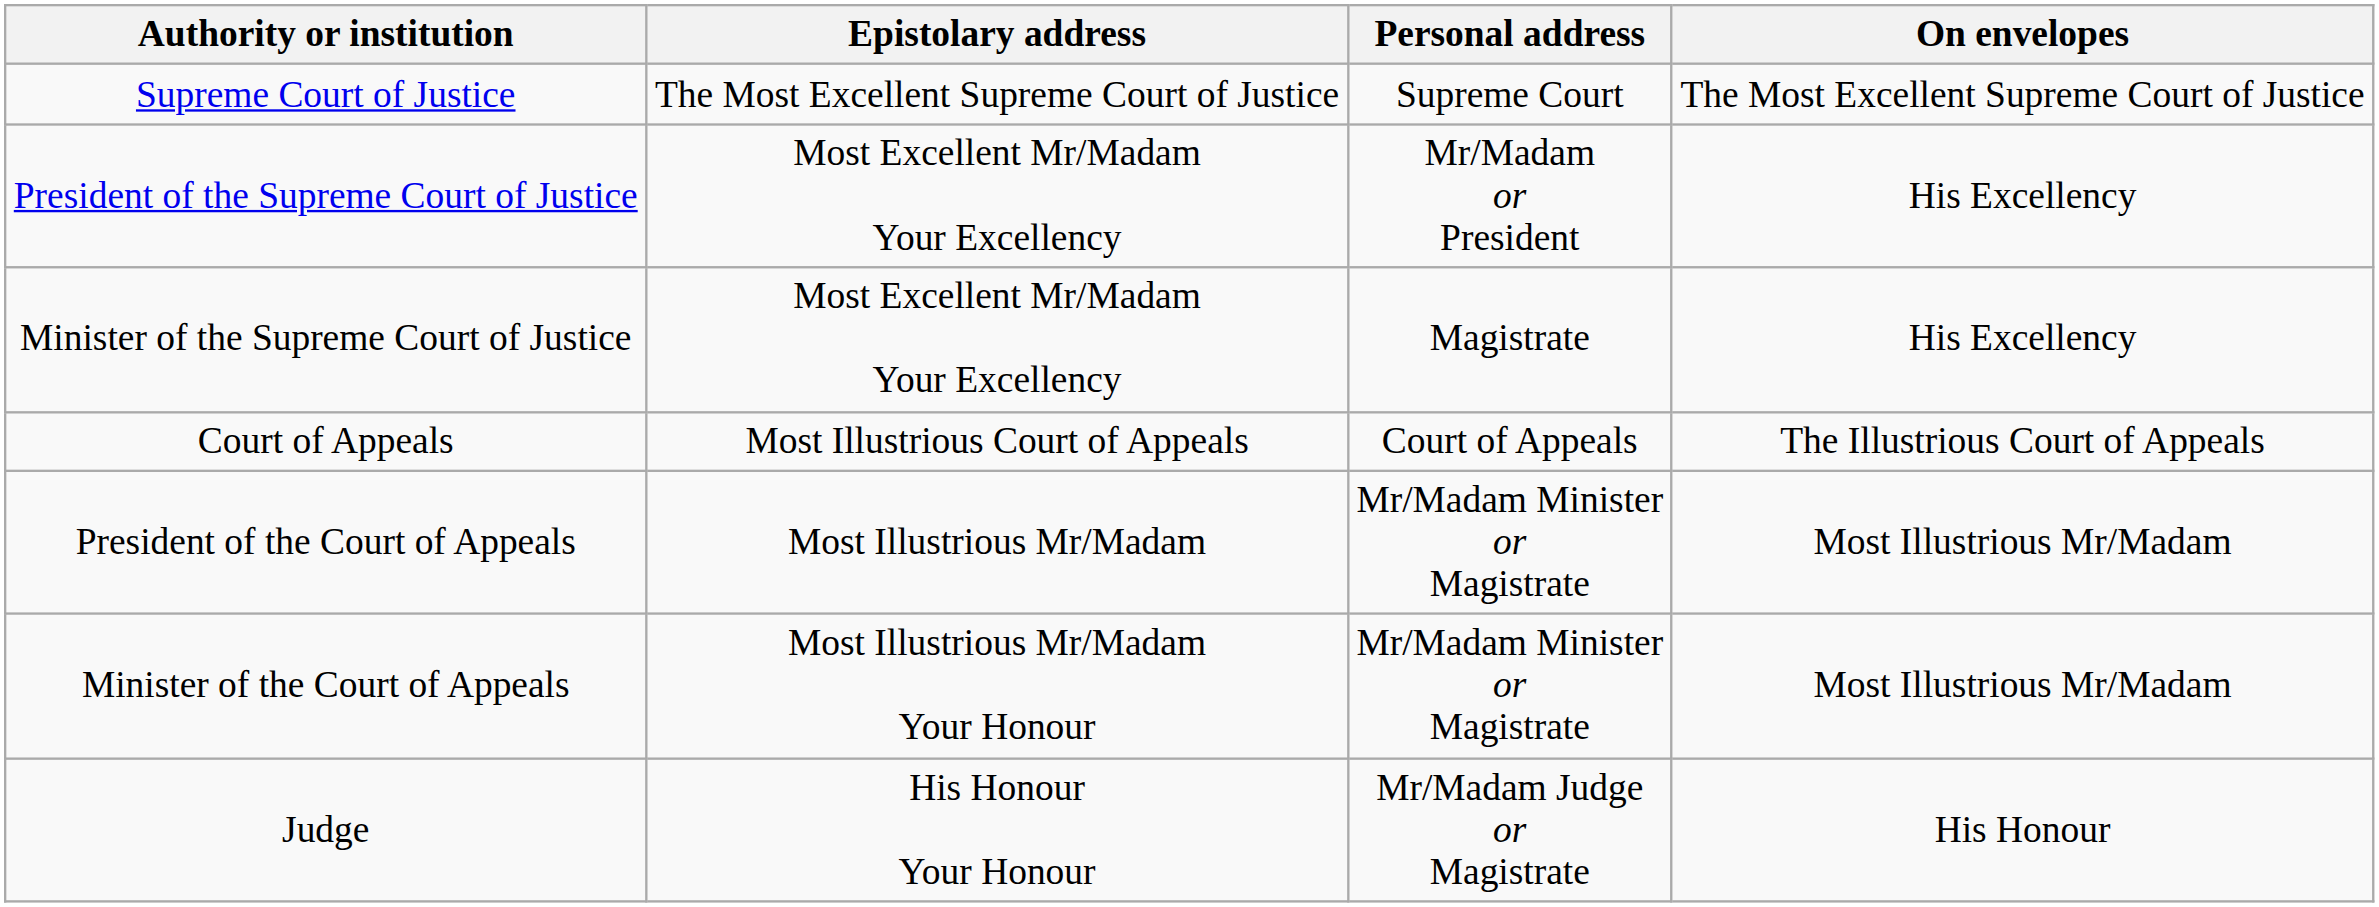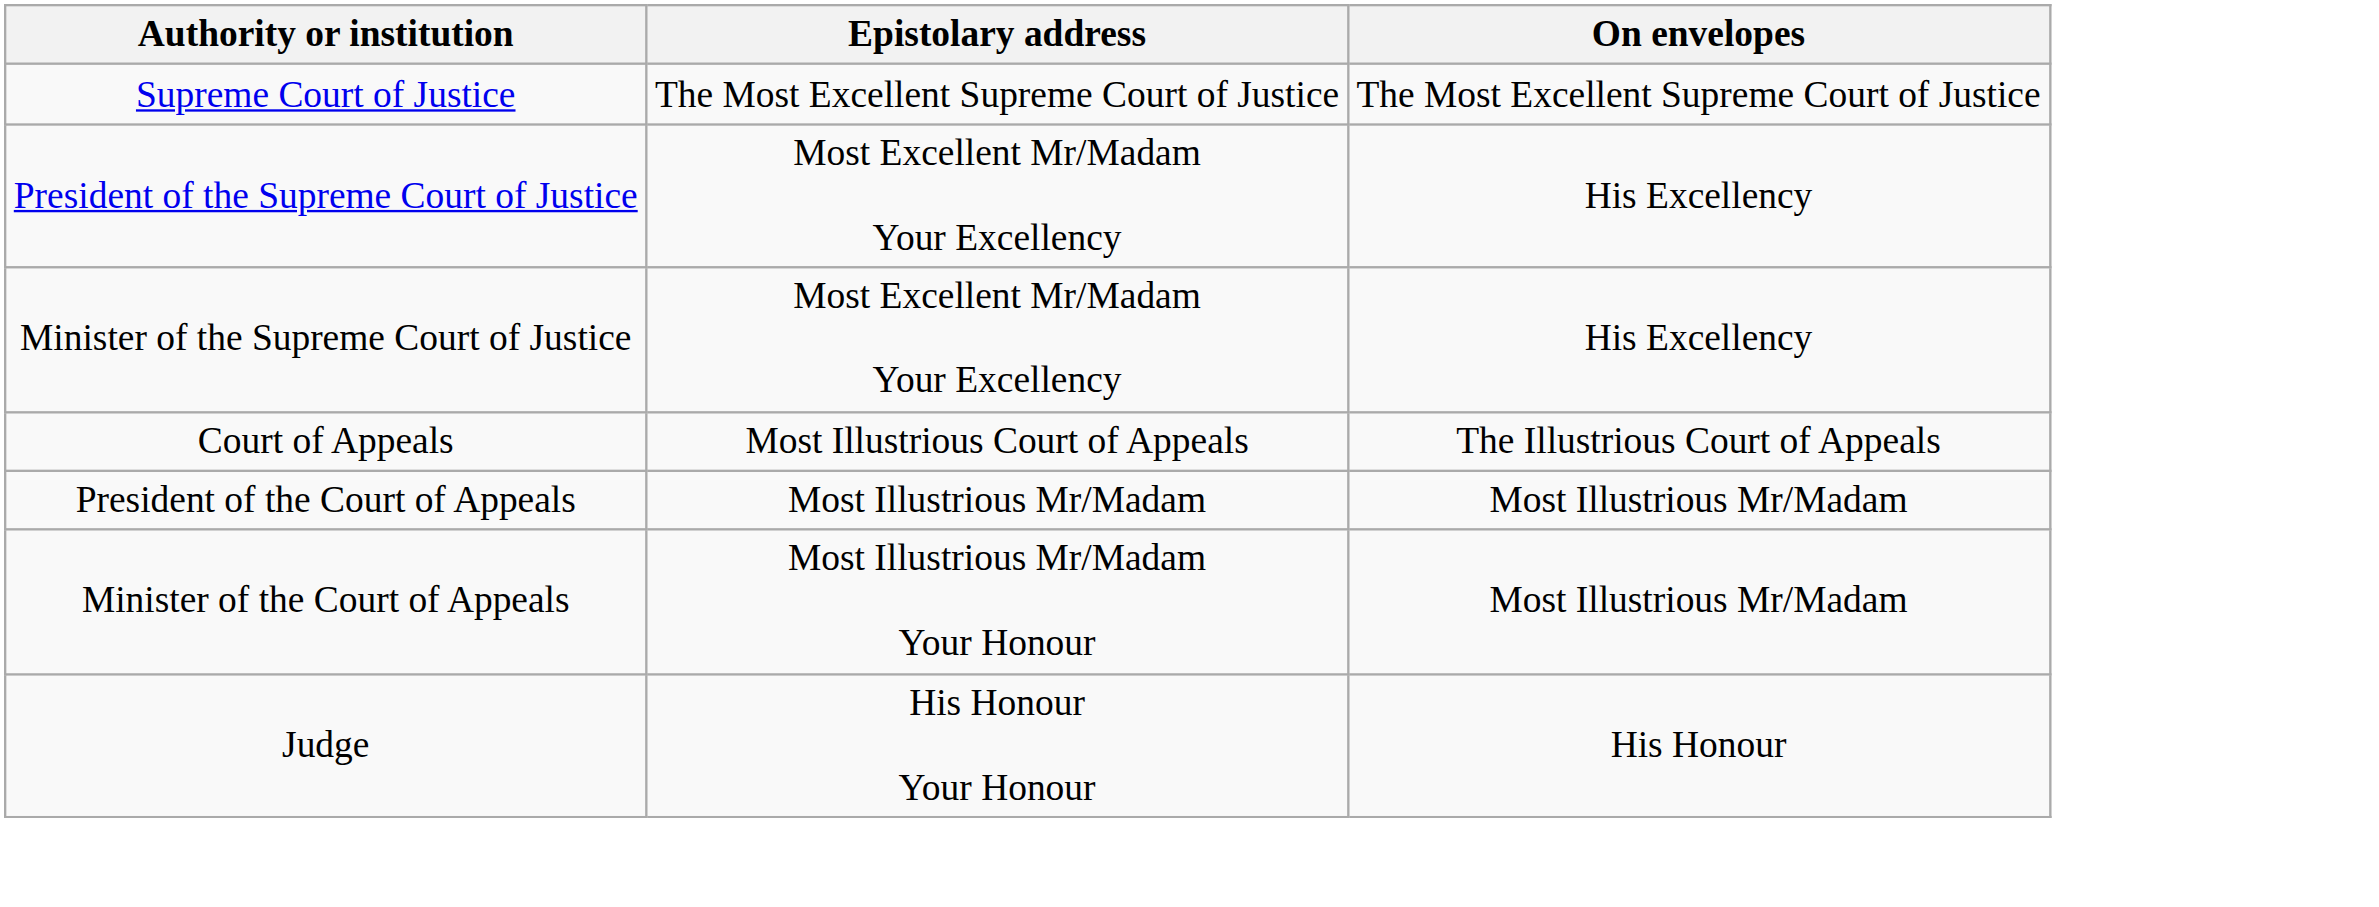- column: (1510, 34)
